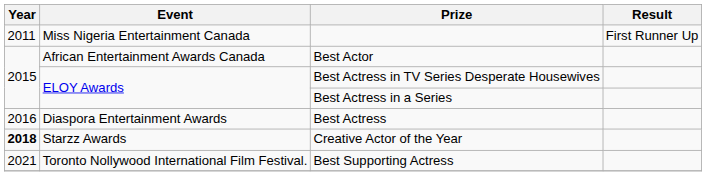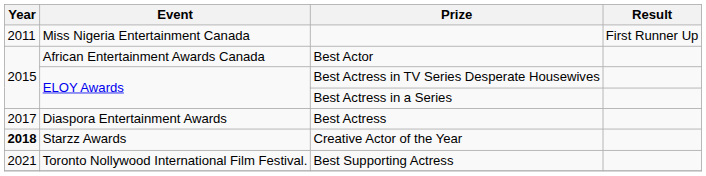(22, 118) 2016 -> (22, 118) 2017
